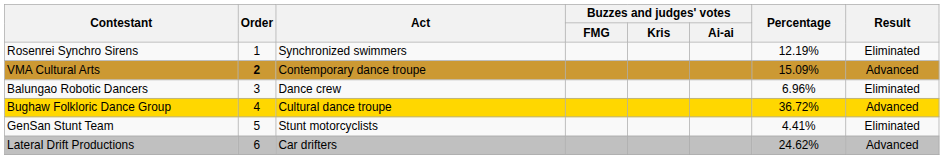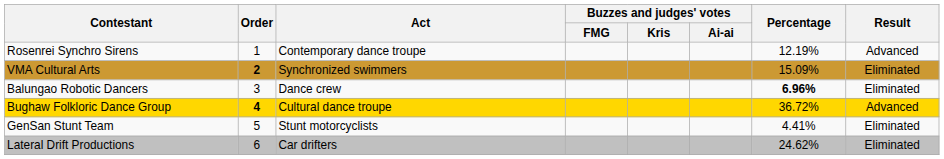(343, 51) Synchronized swimmers -> (352, 51) Contemporary dance troupe
(892, 51) Eliminated -> (892, 51) Advanced
(352, 70) Contemporary dance troupe -> (343, 70) Synchronized swimmers
(892, 70) Advanced -> (892, 70) Eliminated
(799, 88) normal -> (799, 88) bold
(257, 107) normal -> (257, 107) bold
(892, 145) Advanced -> (892, 145) Eliminated
